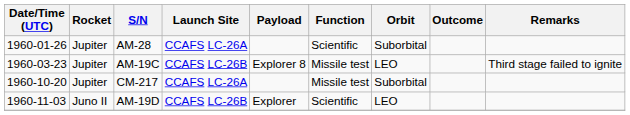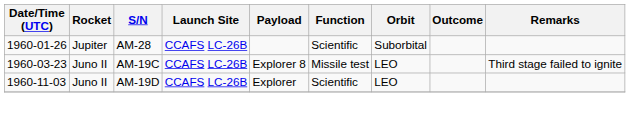(206, 45) CCAFS LC-26A -> (206, 45) CCAFS LC-26B
(90, 63) Jupiter -> (90, 63) Juno II
- row: (137, 82)
